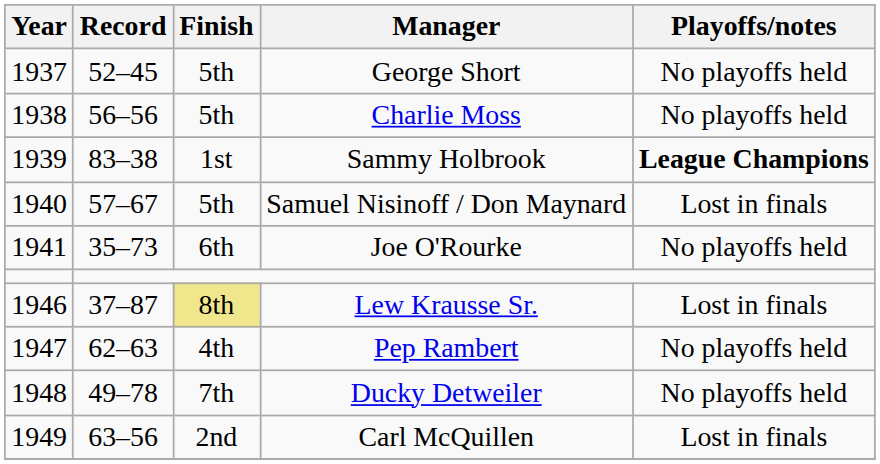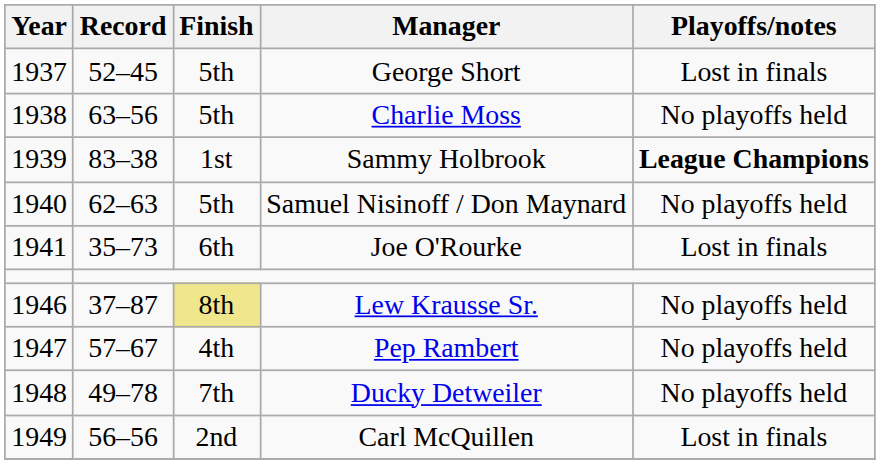(754, 70) No playoffs held -> (754, 70) Lost in finals
(123, 114) 56–56 -> (123, 114) 63–56
(123, 203) 57–67 -> (123, 203) 62–63
(754, 203) Lost in finals -> (754, 203) No playoffs held
(754, 247) No playoffs held -> (754, 247) Lost in finals
(754, 304) Lost in finals -> (754, 304) No playoffs held
(123, 348) 62–63 -> (123, 348) 57–67
(123, 436) 63–56 -> (123, 436) 56–56
